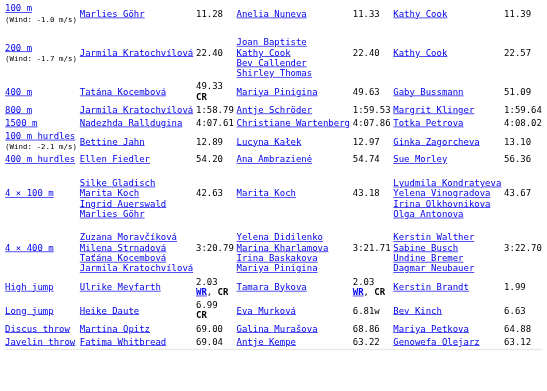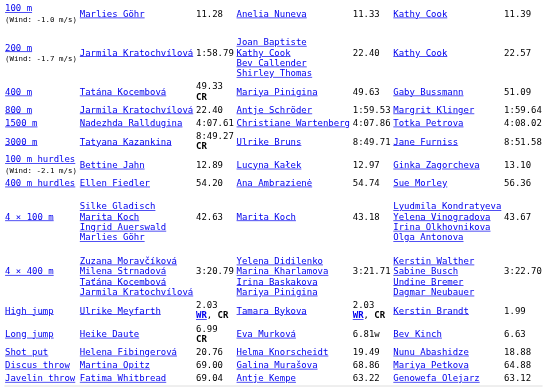(209, 52) 22.40 -> (215, 52) 1:58.79
(215, 110) 1:58.79 -> (209, 110) 22.40
+ row: (21, 141)
+ row: (27, 352)
